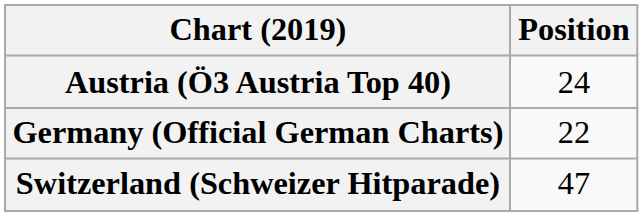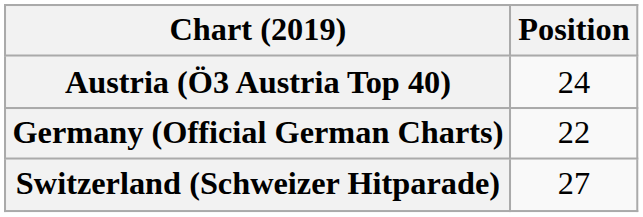(574, 183) 47 -> (574, 183) 27
